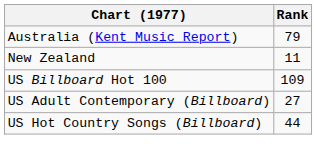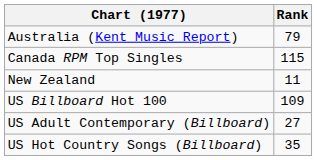+ row: (95, 59)
(293, 123) 44 -> (293, 145) 35
